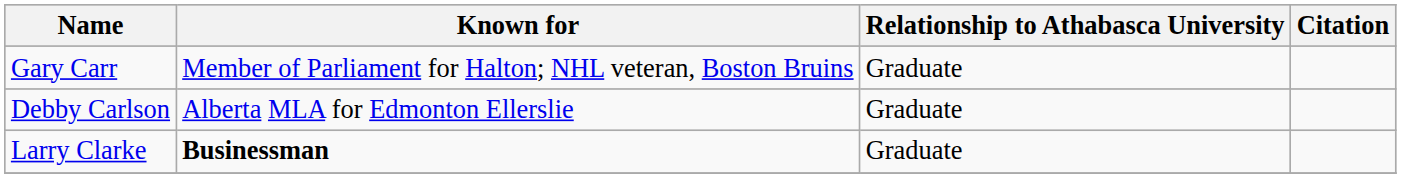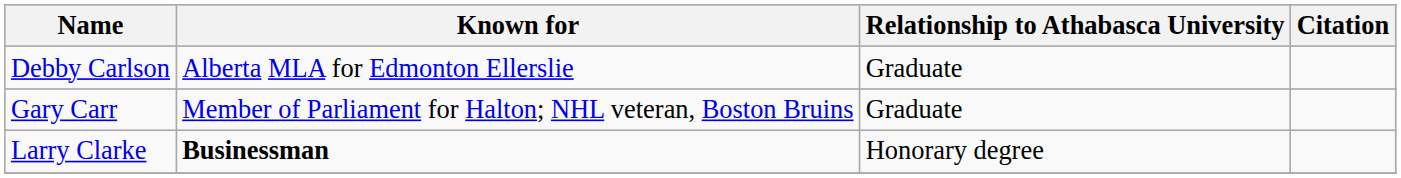rows swapped: (90, 109) <-> (64, 67)
(914, 151) Graduate -> (955, 151) Honorary degree
